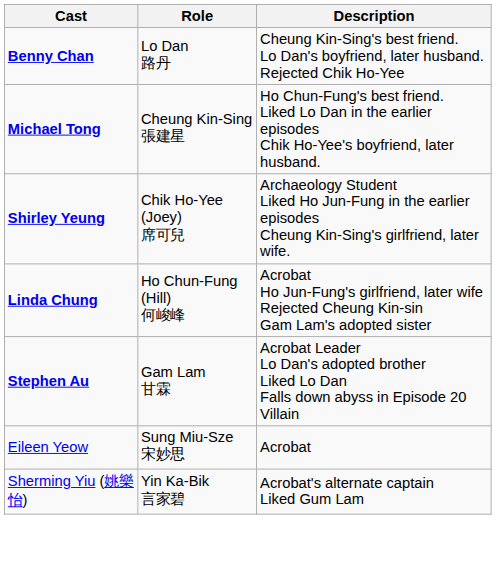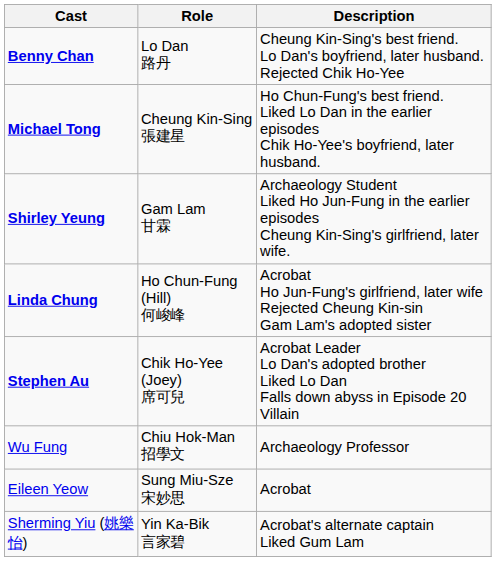(182, 217) Chik Ho-Yee (Joey) 席可兒 -> (173, 217) Gam Lam 甘霖
(173, 380) Gam Lam 甘霖 -> (182, 380) Chik Ho-Yee (Joey) 席可兒
+ row: (38, 447)
